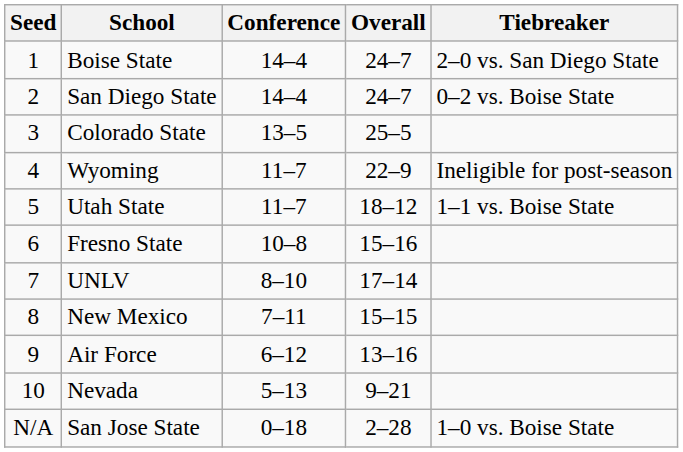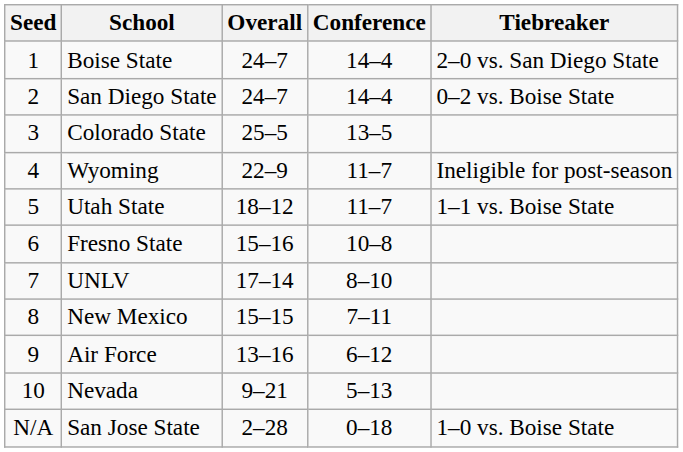columns swapped: (284, 22) <-> (388, 22)
